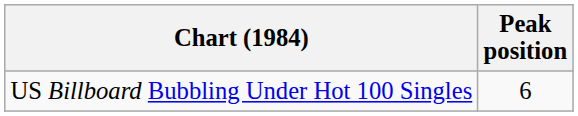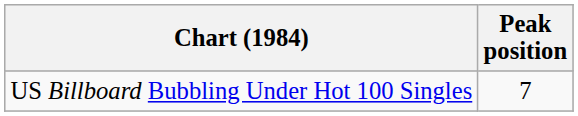(525, 90) 6 -> (525, 90) 7
